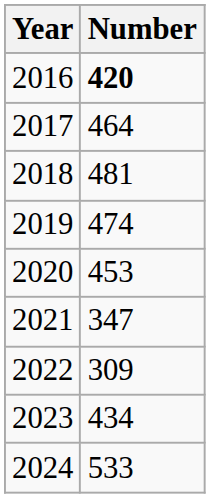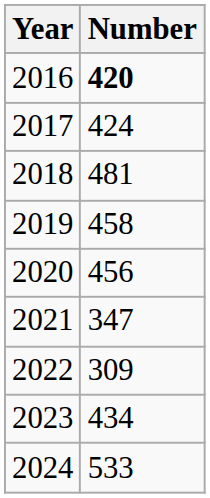(111, 126) 464 -> (111, 126) 424
(111, 223) 474 -> (111, 223) 458
(111, 272) 453 -> (111, 272) 456
